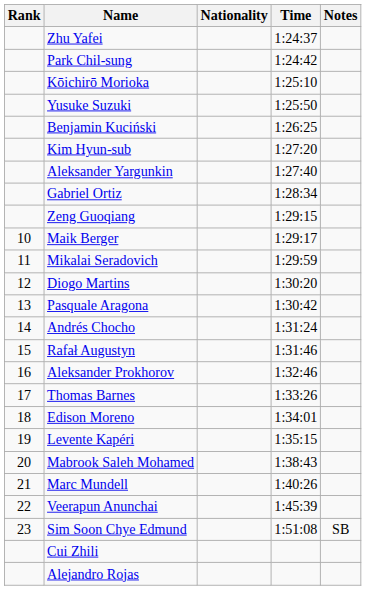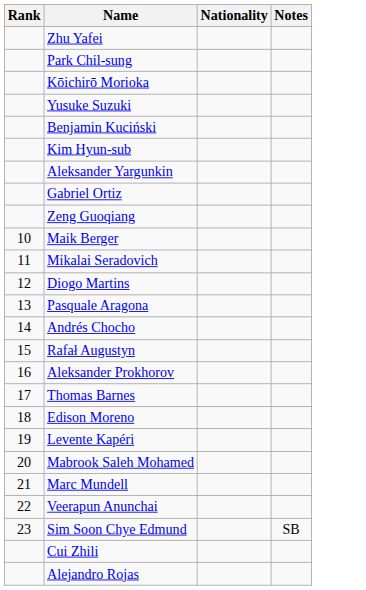- column: (296, 15)
